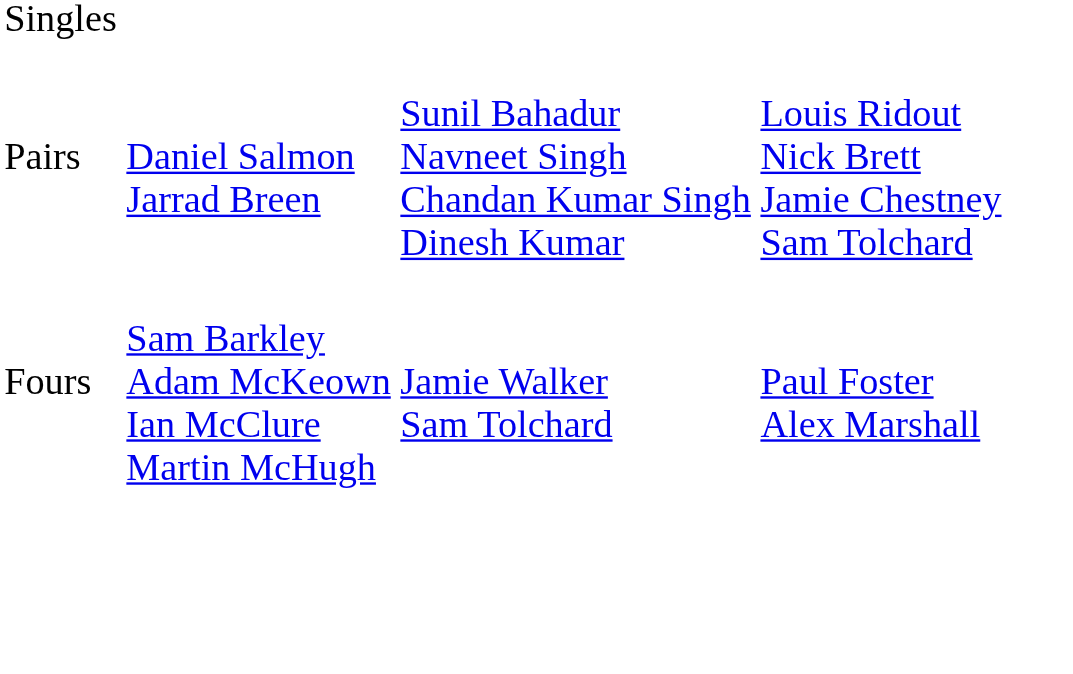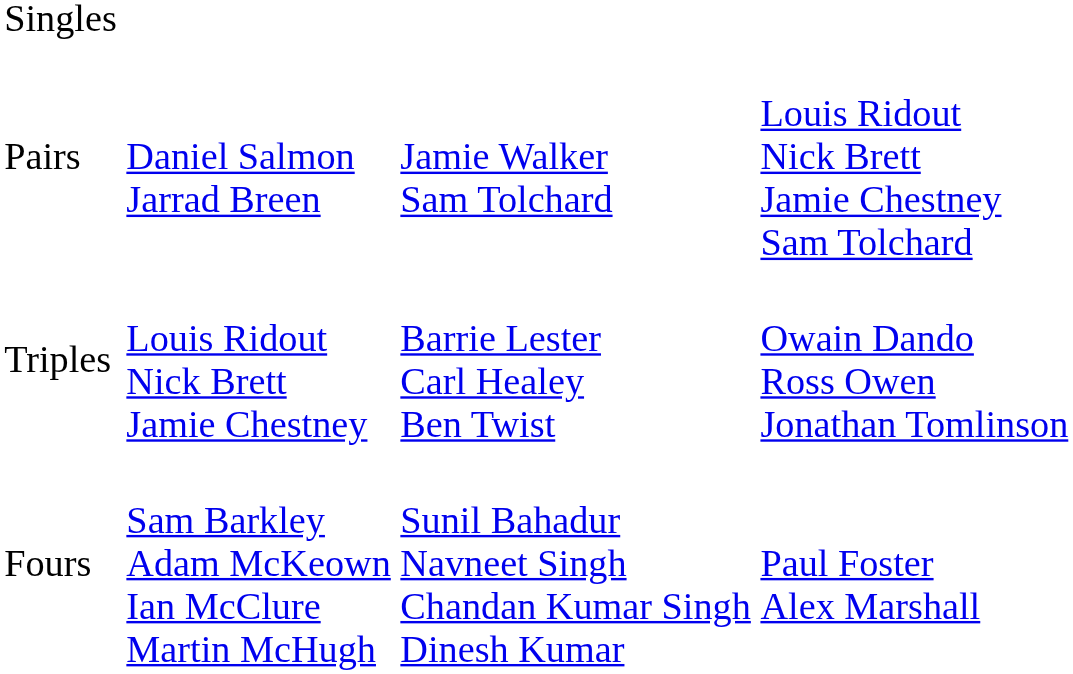(576, 178) Sunil Bahadur Navneet Singh Chandan Kumar Singh Dinesh Kumar -> (506, 178) Jamie Walker Sam Tolchard
+ row: (58, 359)
(506, 402) Jamie Walker Sam Tolchard -> (576, 584) Sunil Bahadur Navneet Singh Chandan Kumar Singh Dinesh Kumar
